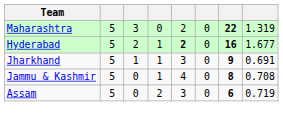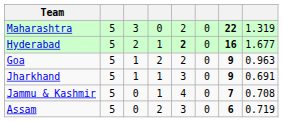+ row: (16, 61)
(231, 77) 8 -> (231, 93) 7
